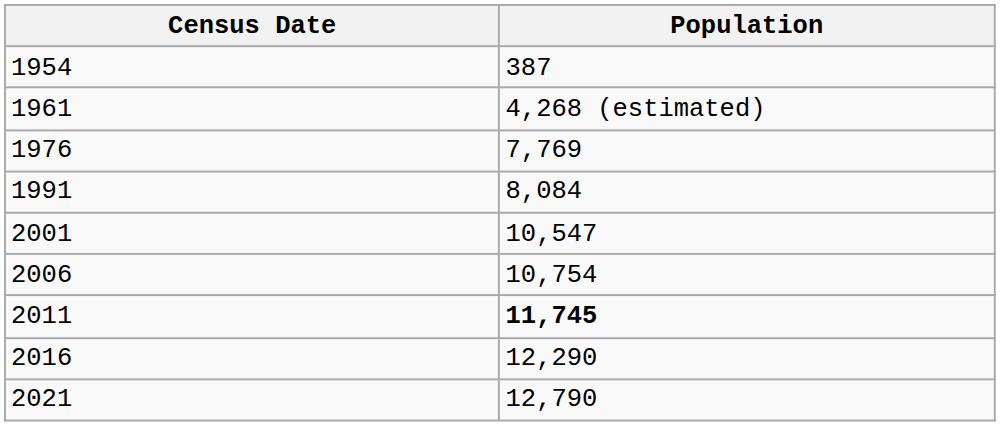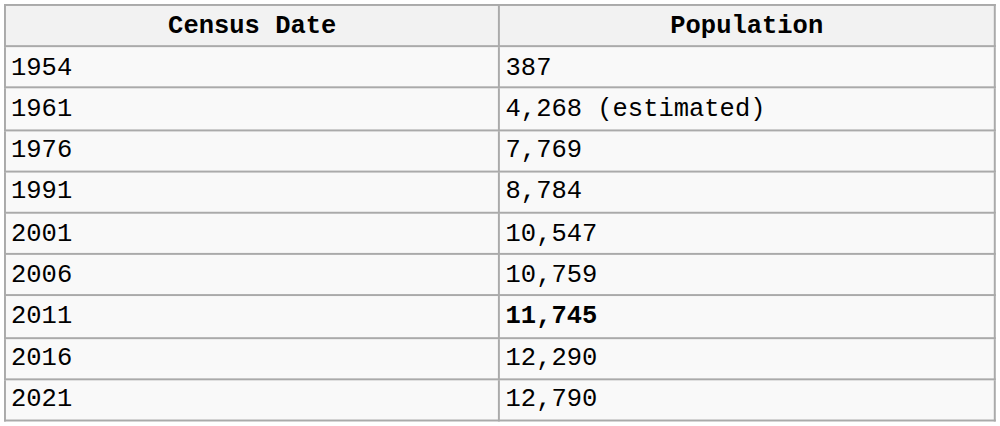(544, 192) 8,084 -> (544, 192) 8,784
(551, 275) 10,754 -> (551, 275) 10,759
